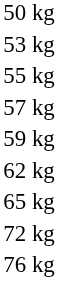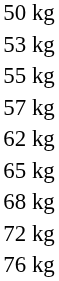- row: (29, 138)
+ row: (29, 201)
